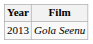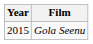(18, 30) 2013 -> (18, 30) 2015
